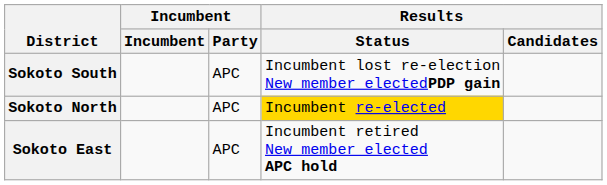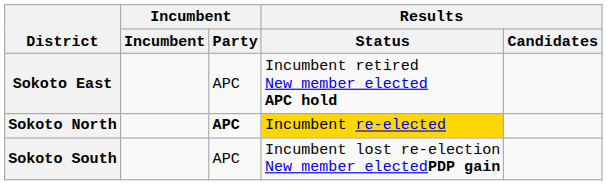rows swapped: (62, 150) <-> (62, 75)
(226, 108) normal -> (226, 125) bold
